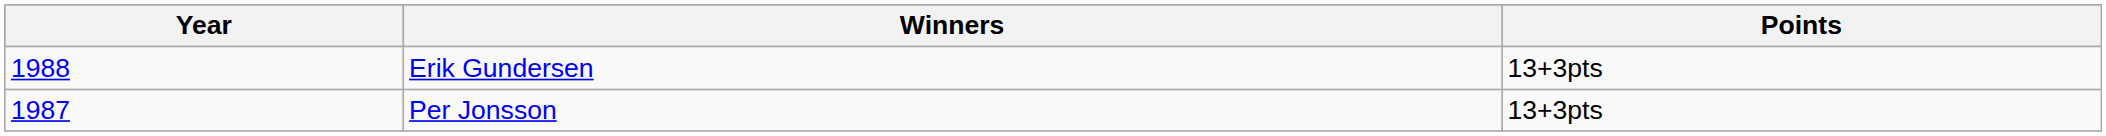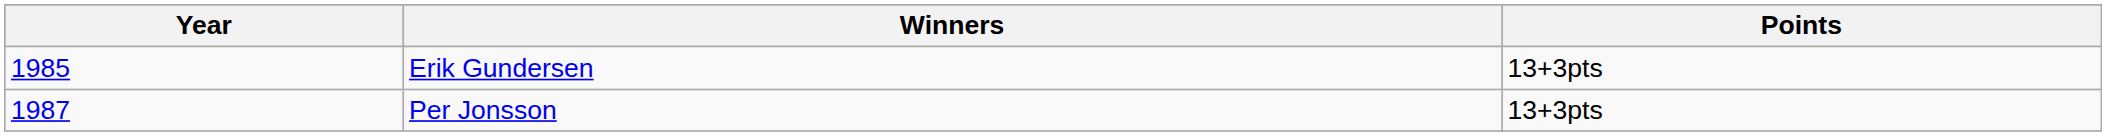(40, 67) 1988 -> (40, 67) 1985
